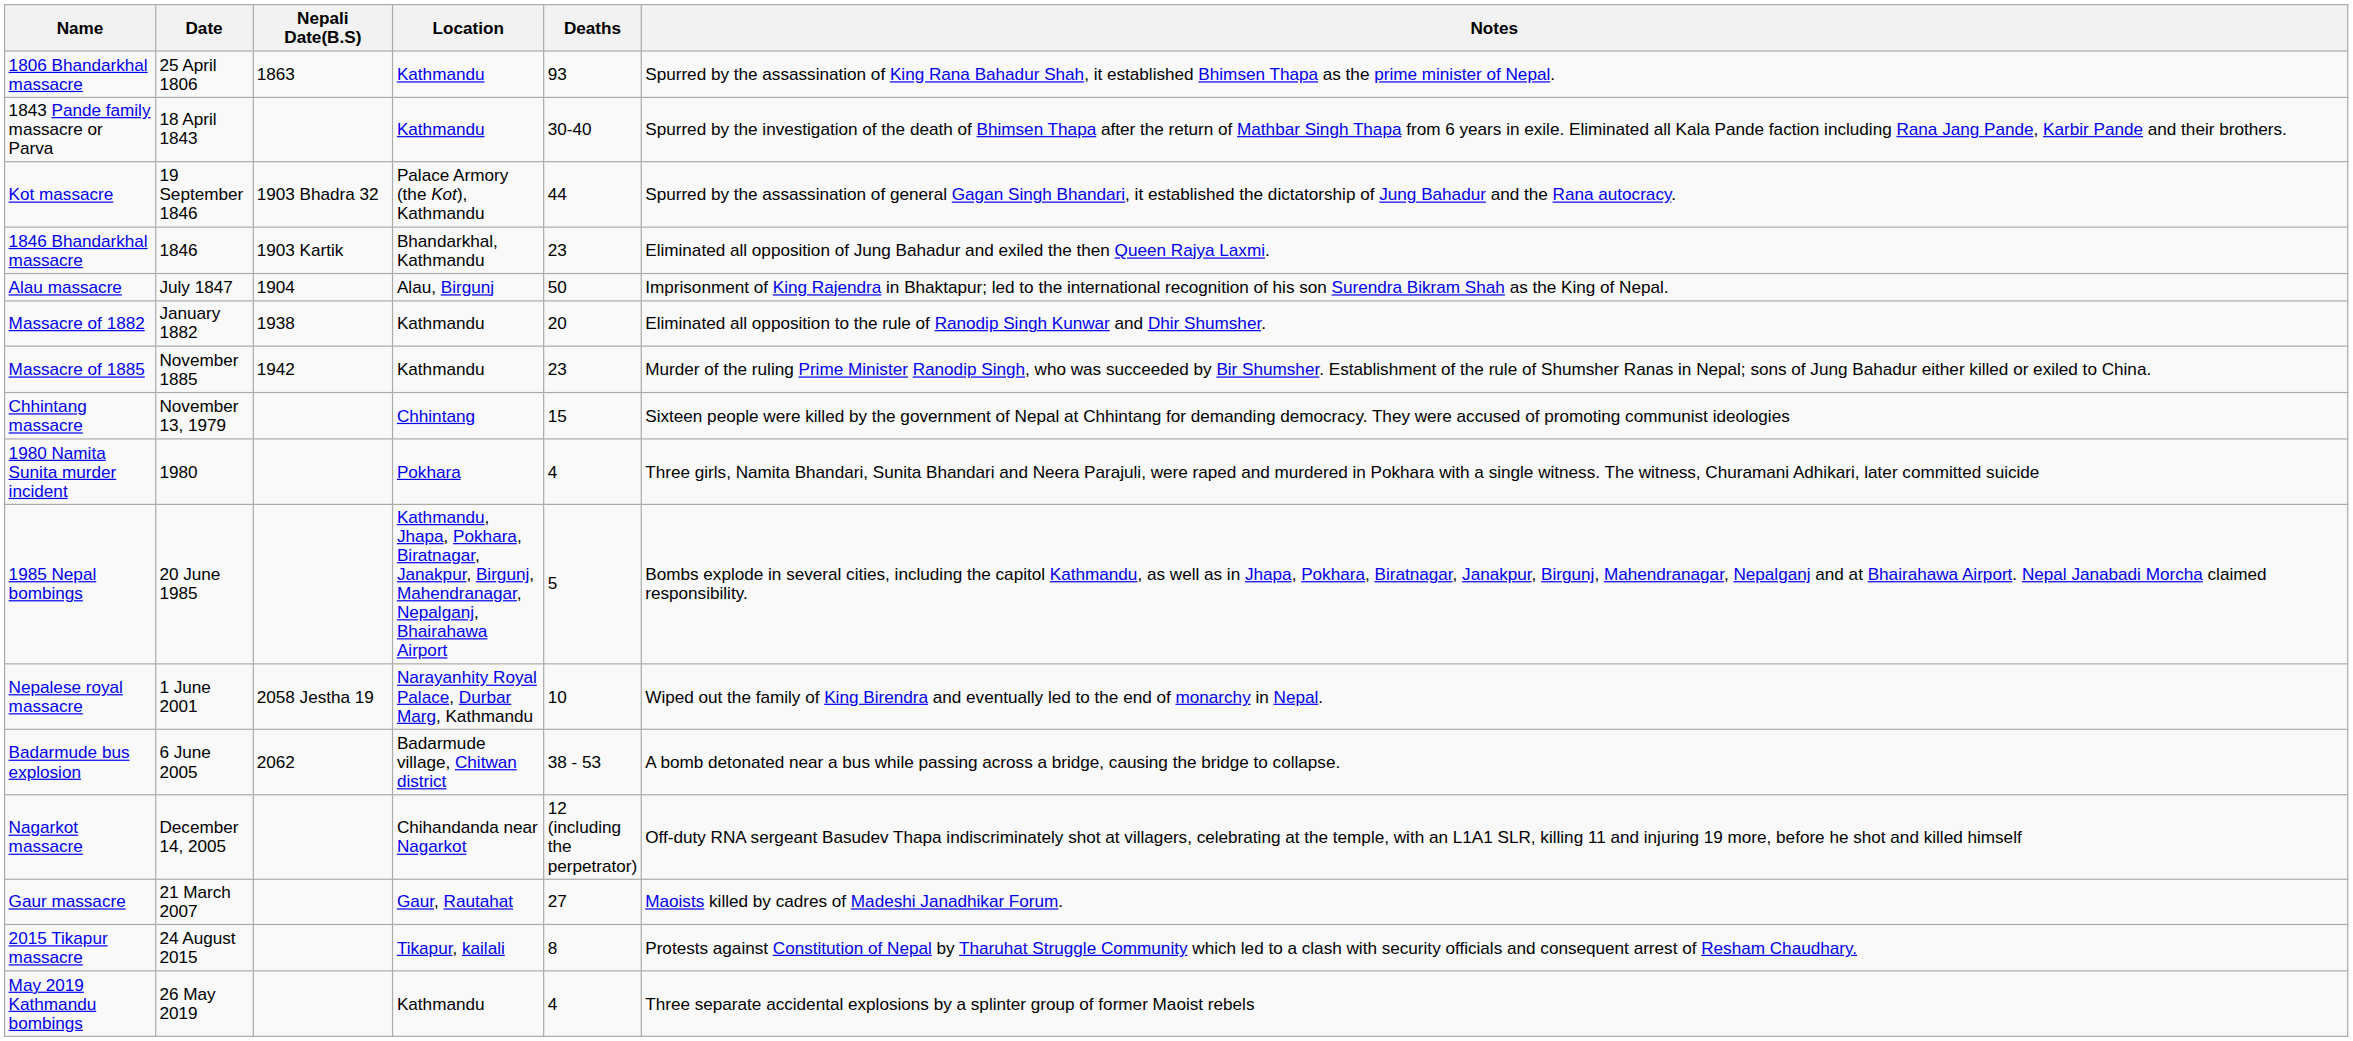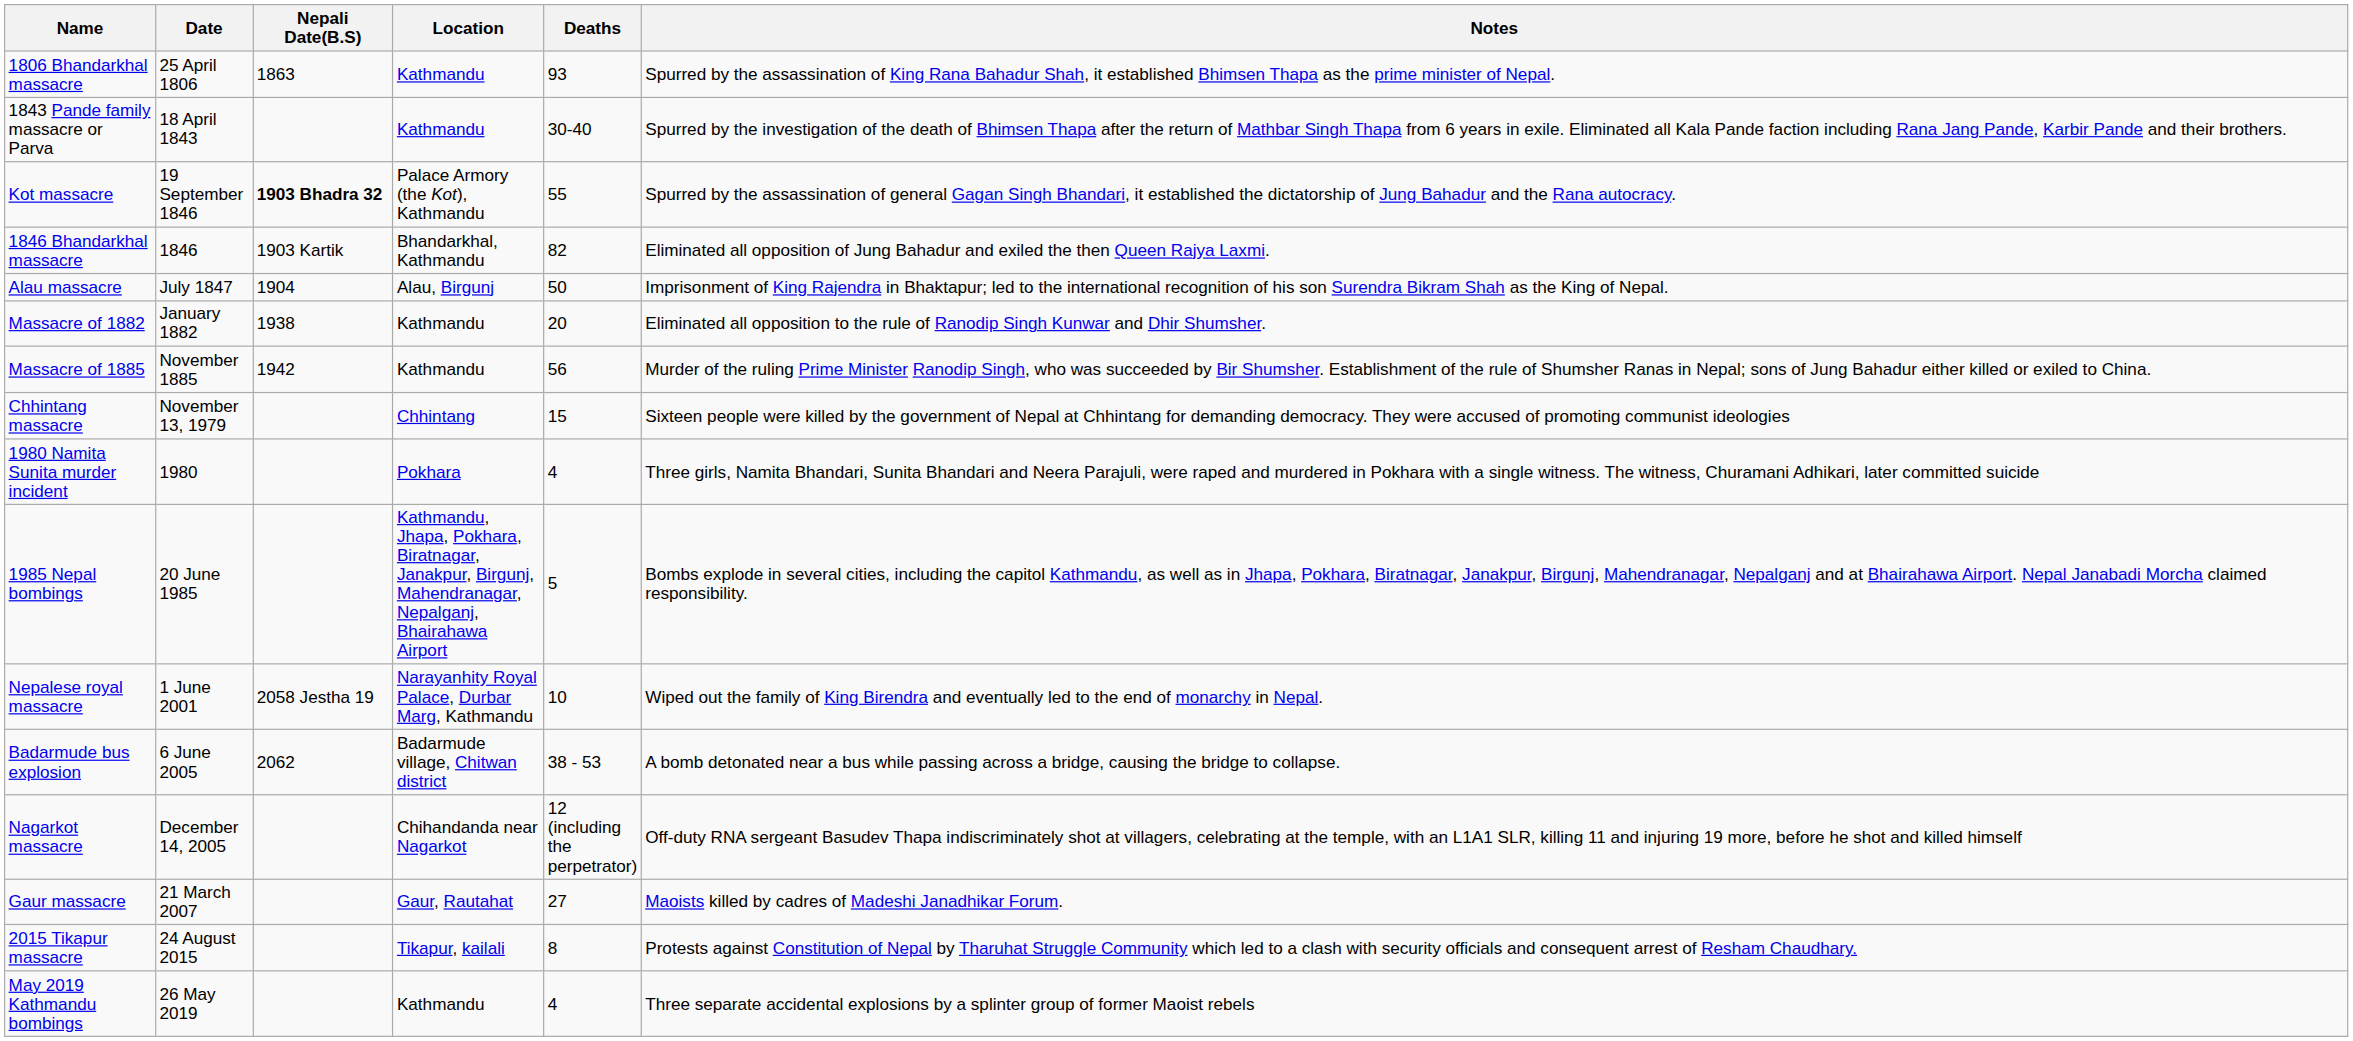(318, 195) normal -> (320, 195) bold
(557, 195) 44 -> (557, 195) 55
(557, 251) 23 -> (557, 251) 82
(557, 370) 23 -> (557, 370) 56
